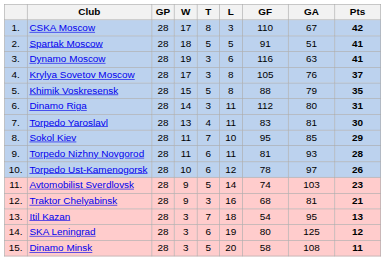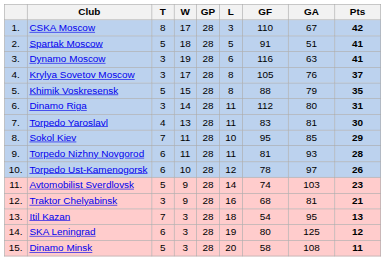columns swapped: (163, 12) <-> (208, 12)
